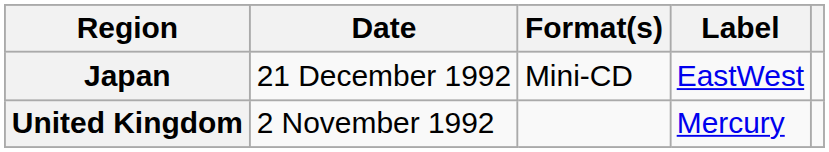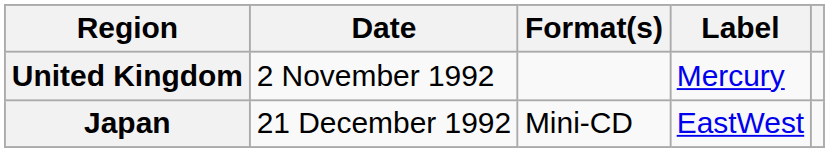rows swapped: (127, 123) <-> (127, 75)
